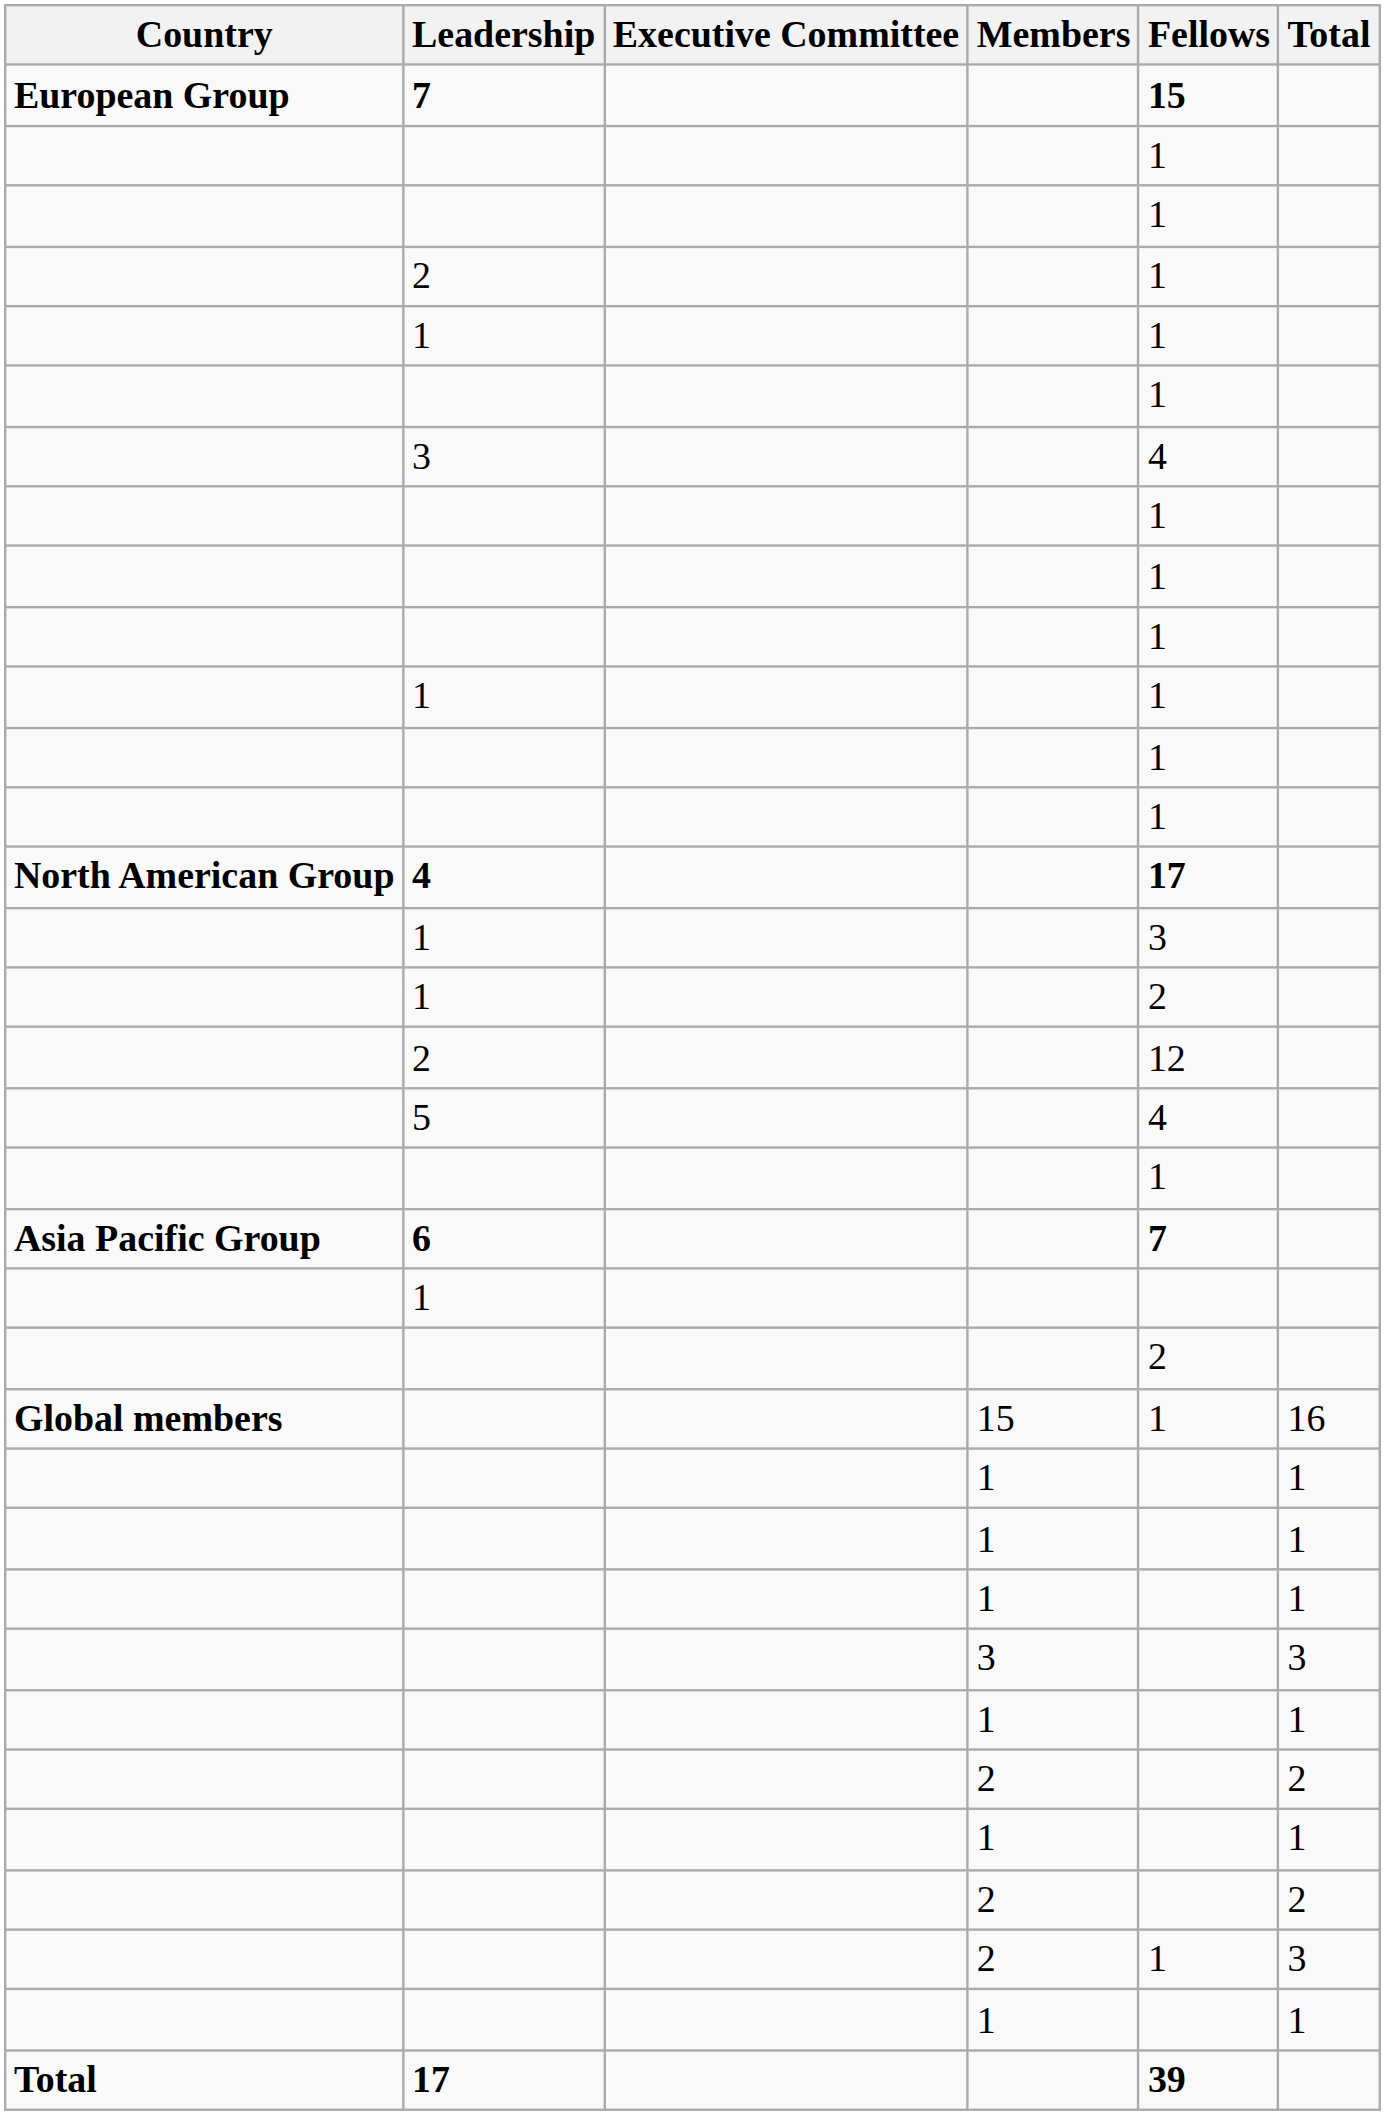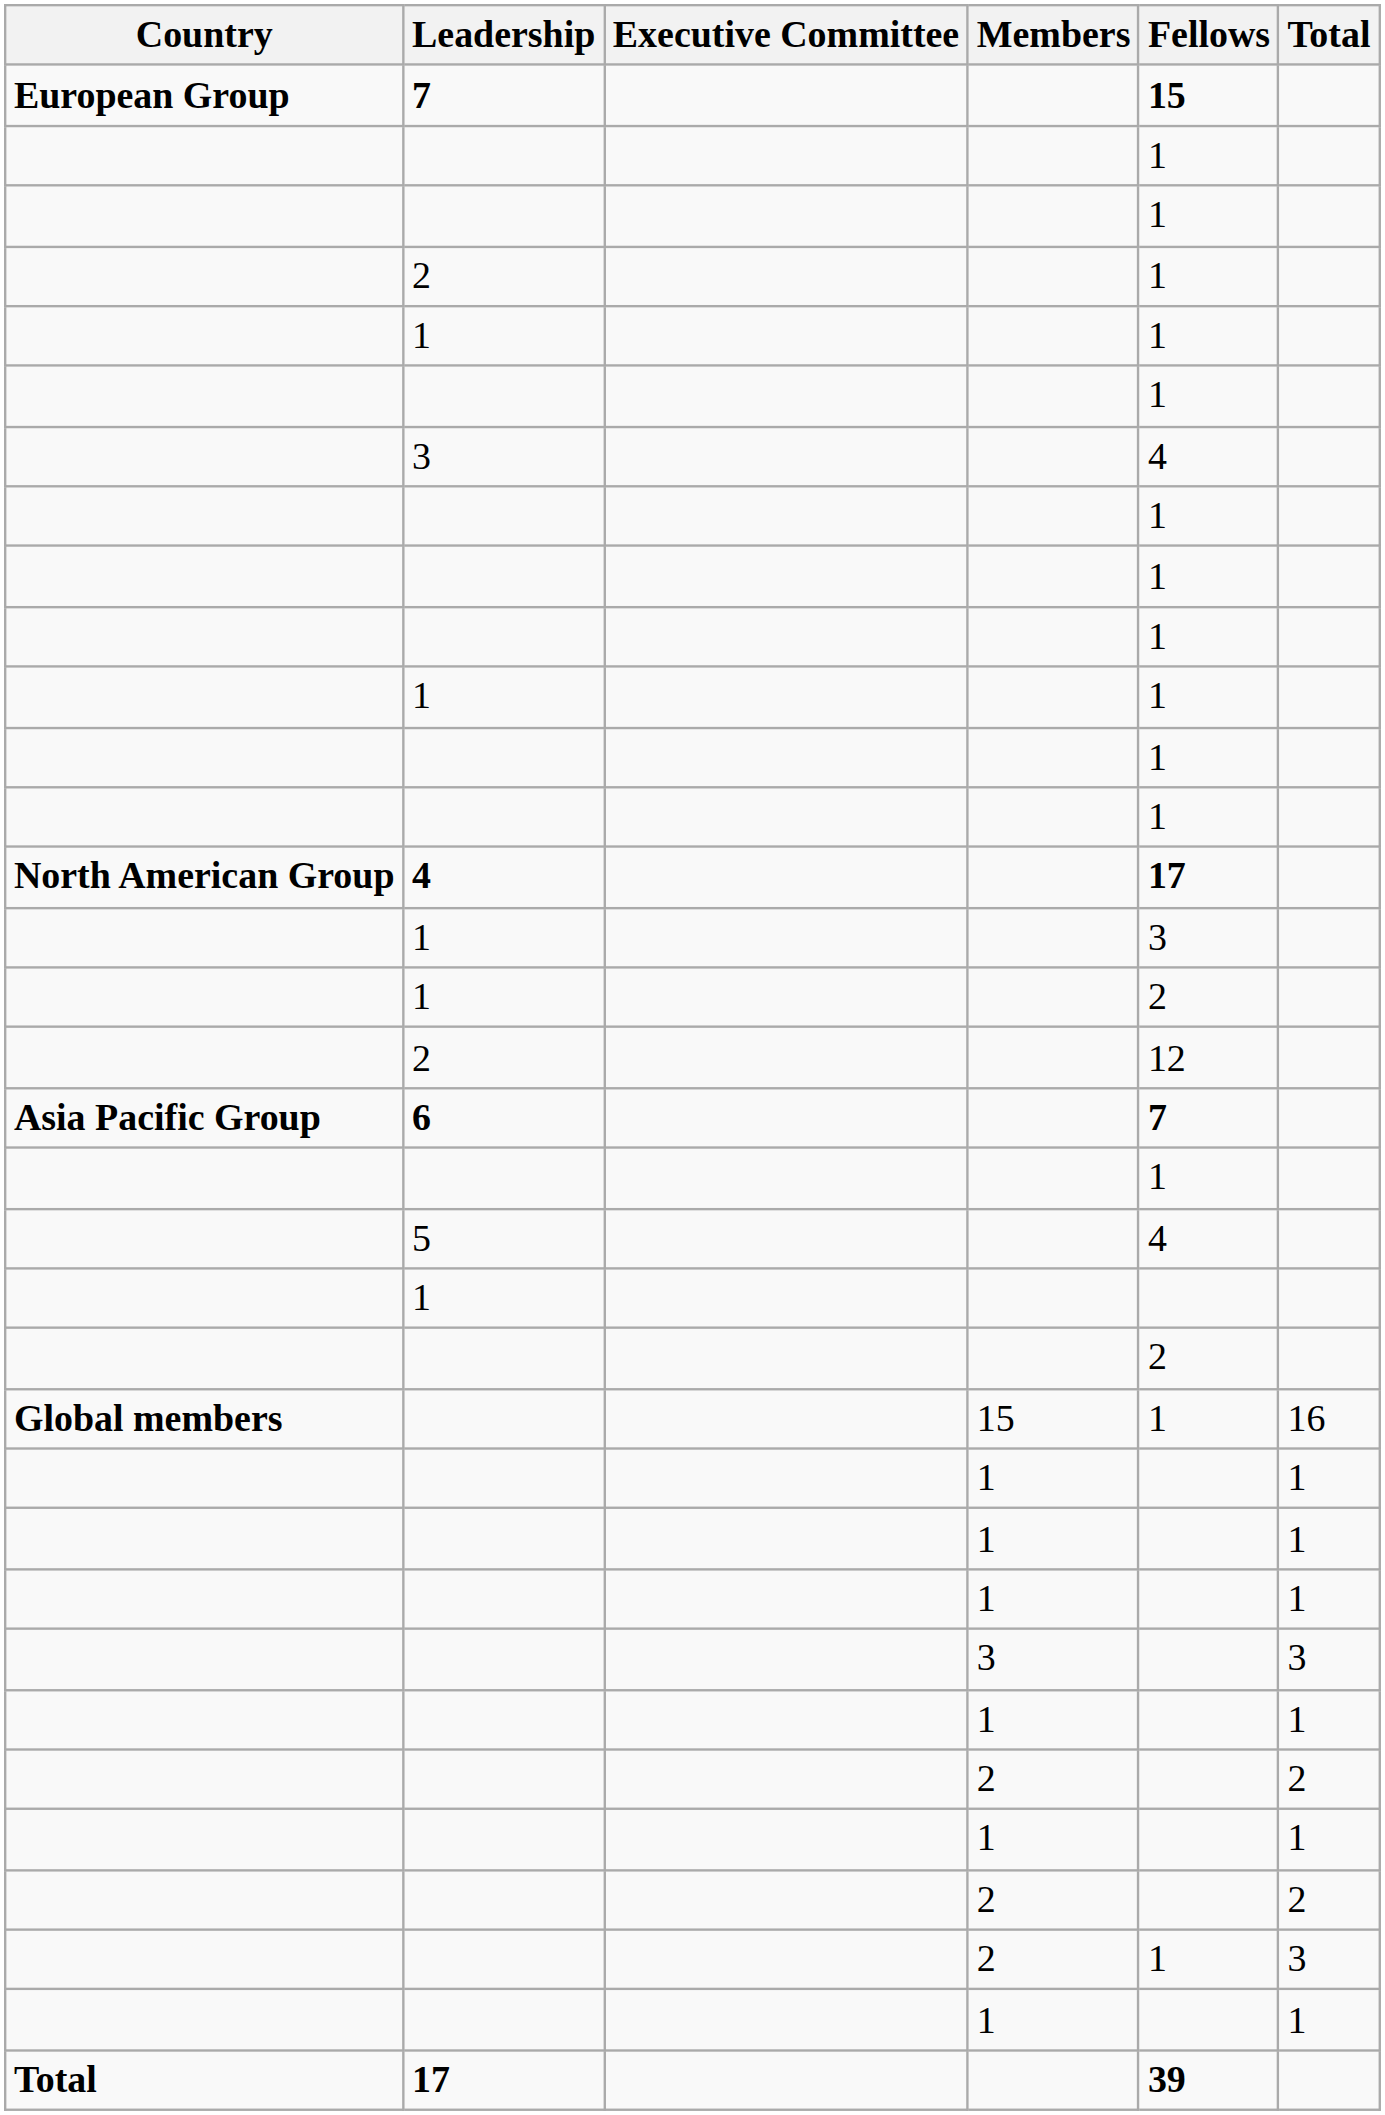rows swapped: (421, 1237) <-> (421, 1117)
